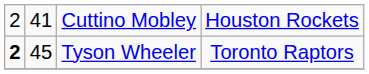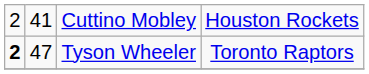(41, 52) 45 -> (41, 52) 47
